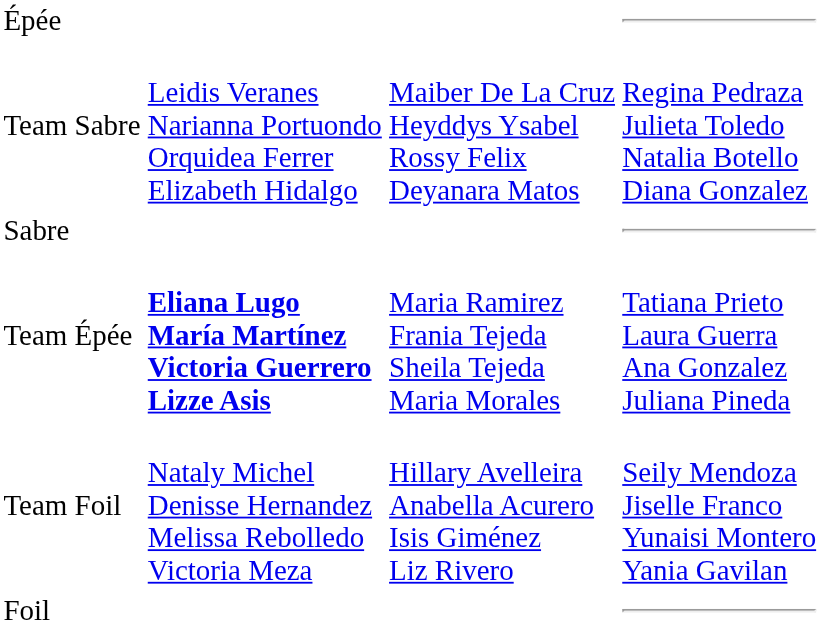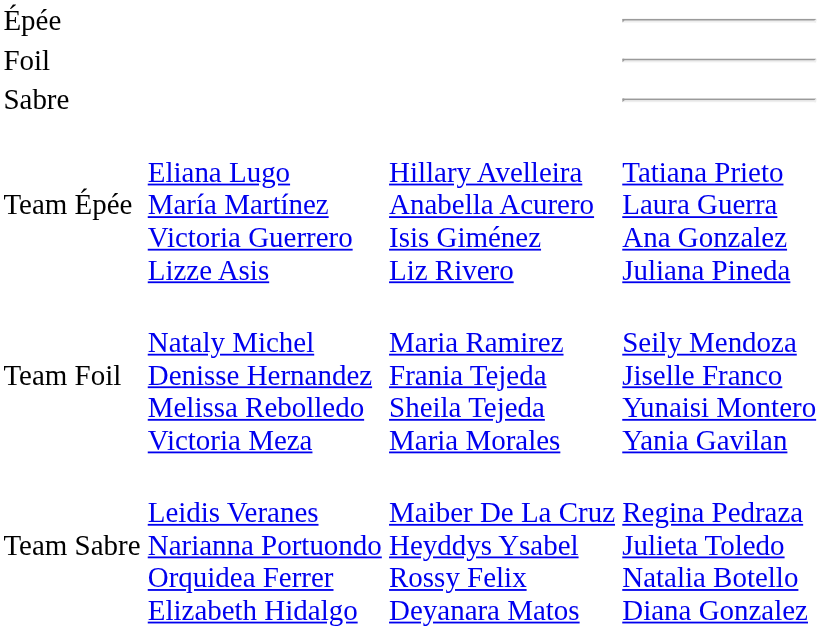rows swapped: (27, 610) <-> (72, 125)
(260, 351) bold -> (250, 221) normal
(476, 351) Maria Ramirez Frania Tejeda Sheila Tejeda Maria Morales -> (492, 221) Hillary Avelleira Anabella Acurero Isis Giménez Liz Rivero
(492, 521) Hillary Avelleira Anabella Acurero Isis Giménez Liz Rivero -> (476, 391) Maria Ramirez Frania Tejeda Sheila Tejeda Maria Morales
